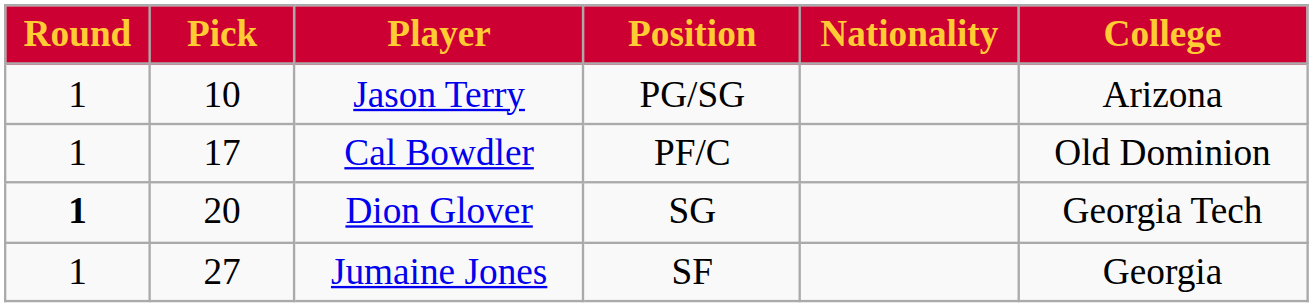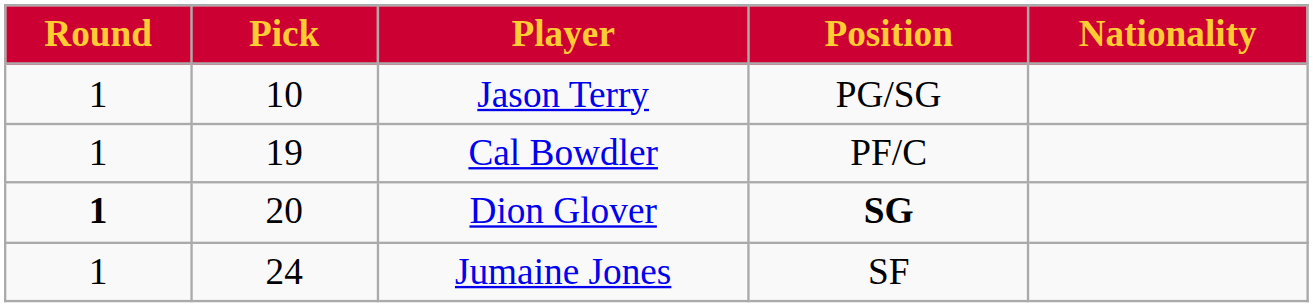- column: (1163, 34)
(222, 152) 17 -> (284, 152) 19
(692, 211) normal -> (889, 211) bold
(222, 270) 27 -> (284, 270) 24
